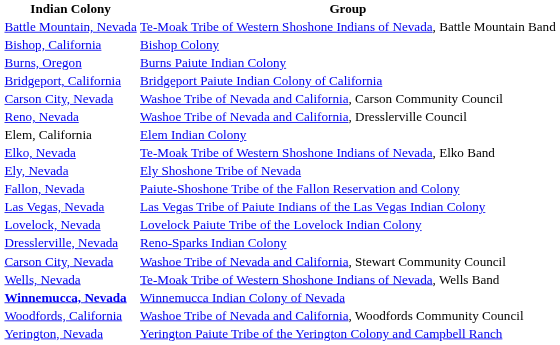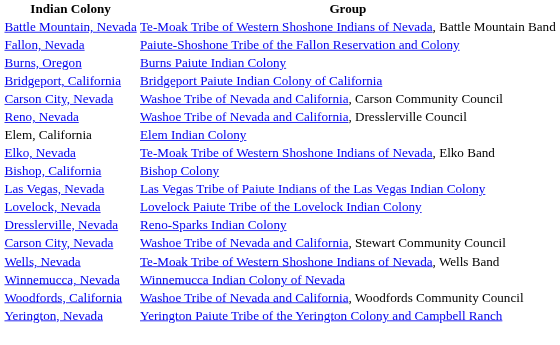rows swapped: (180, 45) <-> (300, 189)
- row: (221, 171)
(66, 297) bold -> (62, 279) normal
